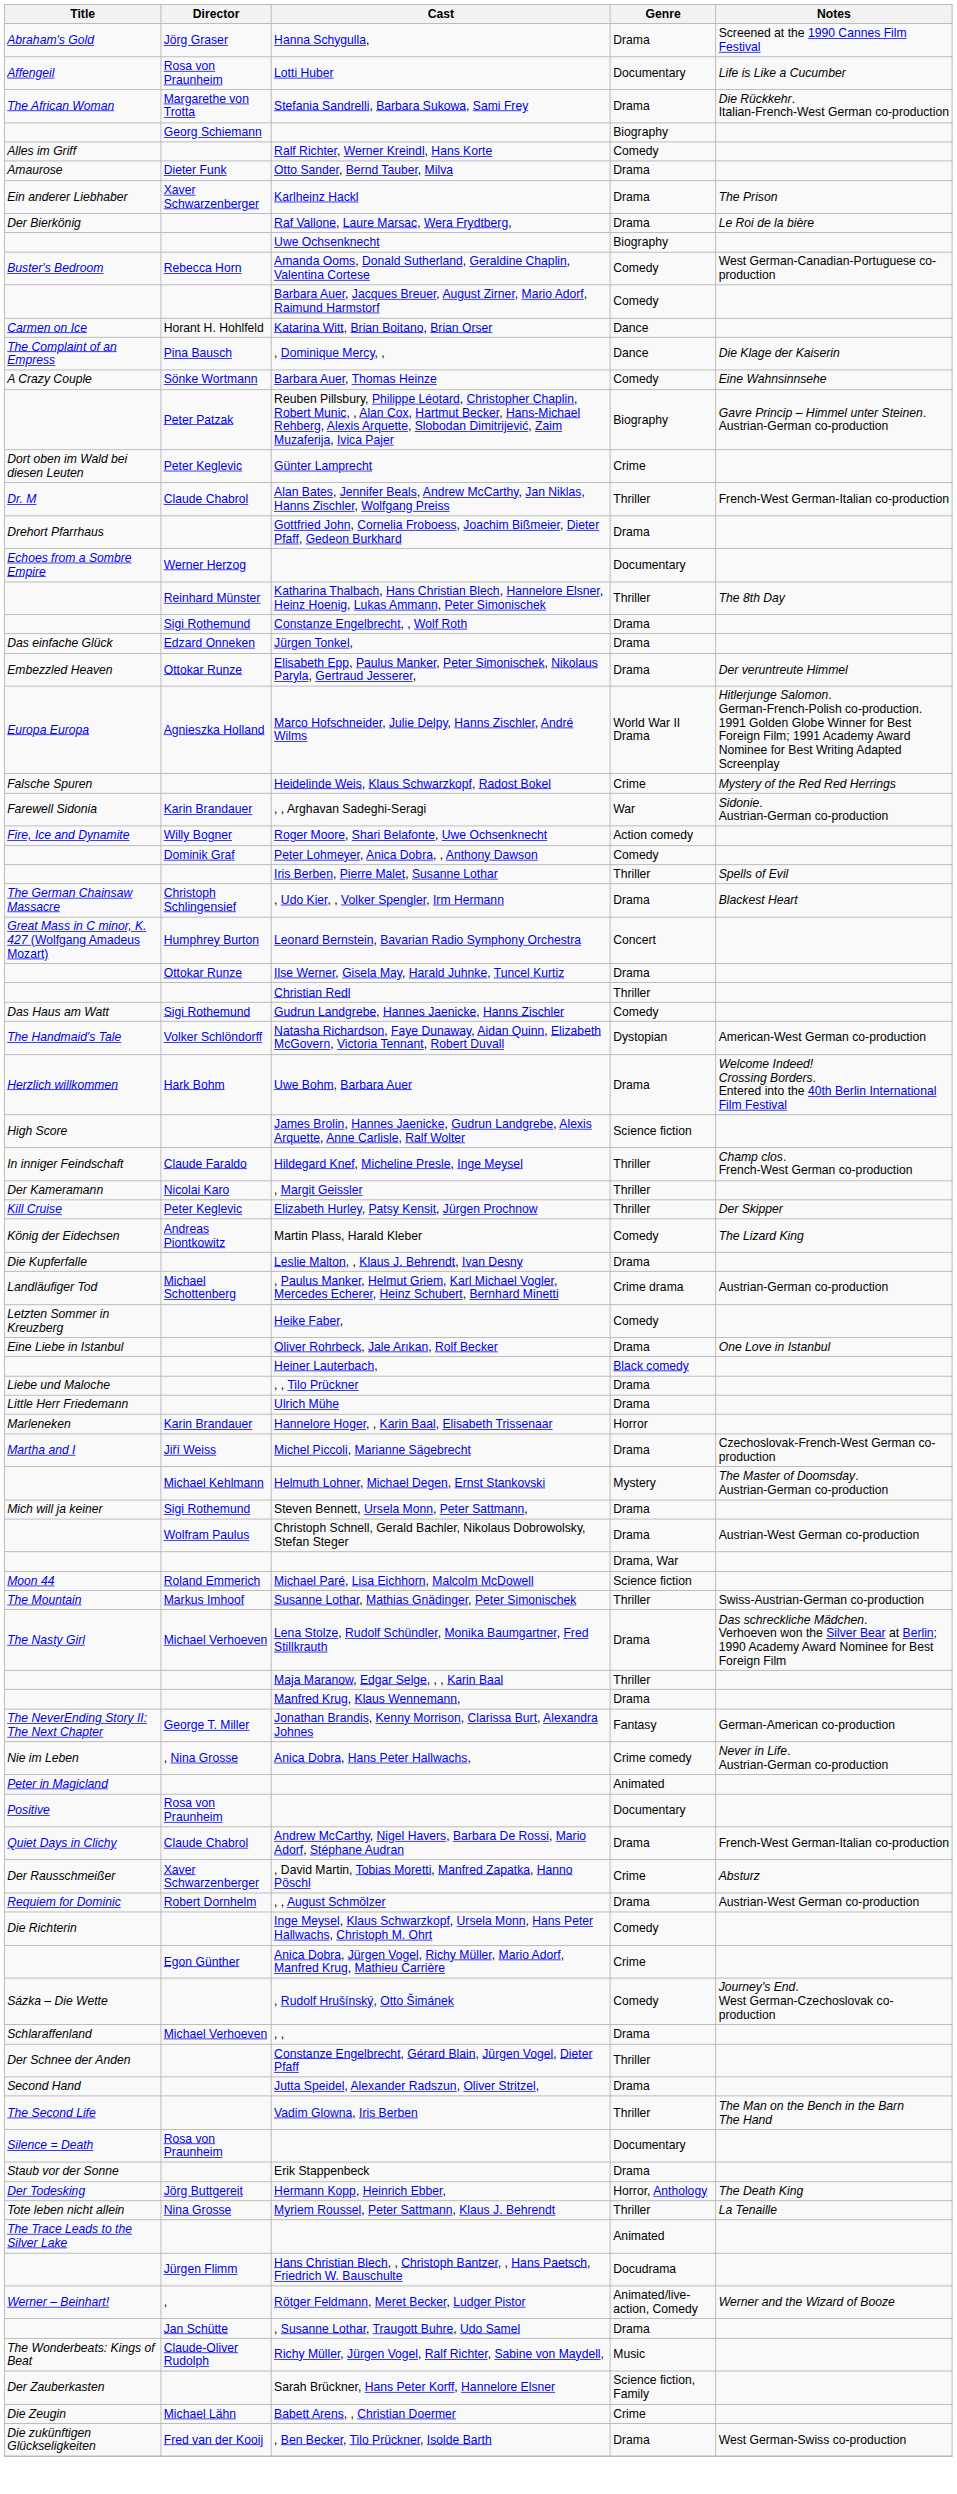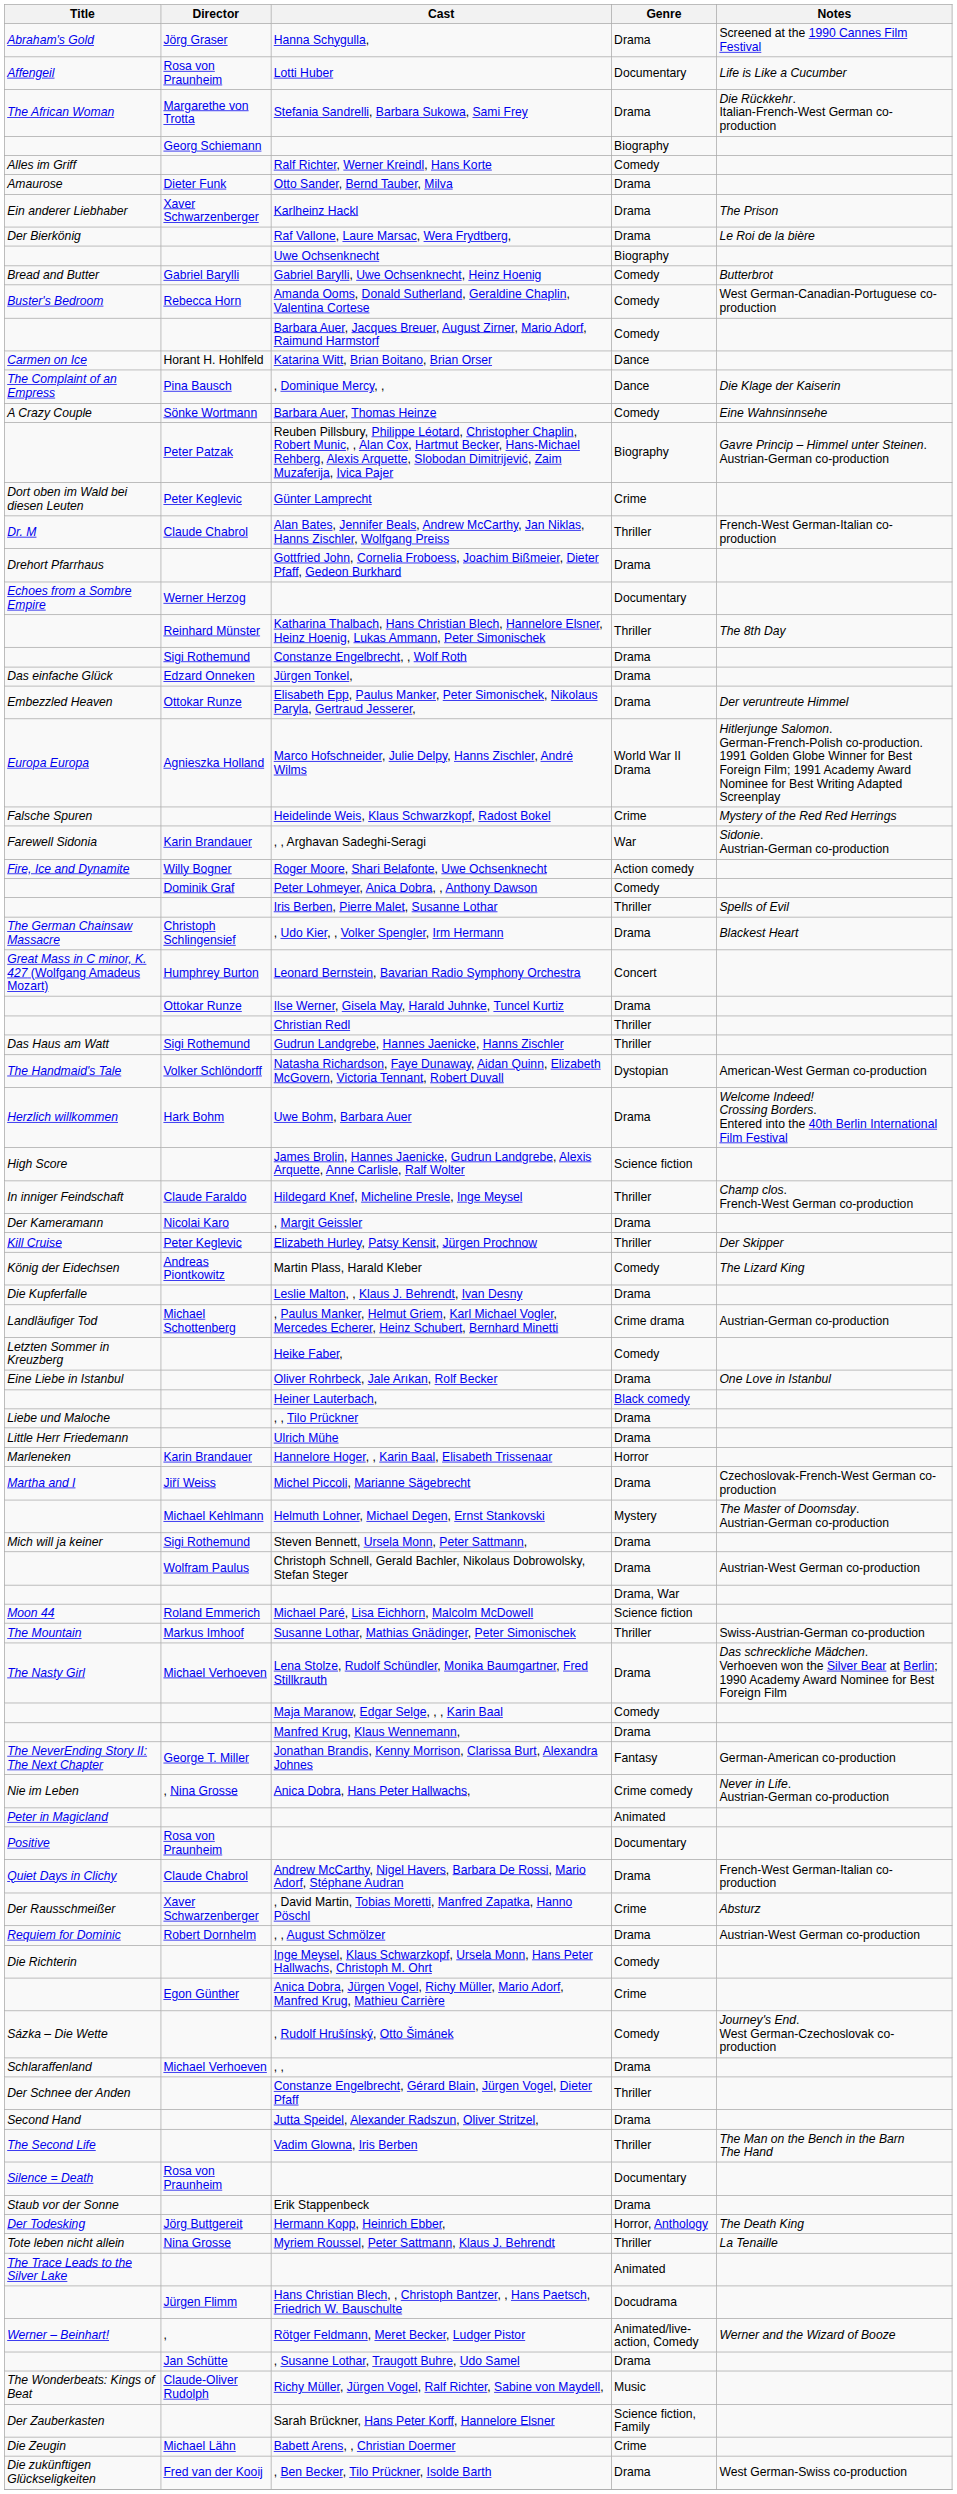+ row: (53, 275)
(636, 1011) Comedy -> (633, 1044) Thriller
(632, 1190) Thriller -> (632, 1223) Drama
(632, 1679) Thriller -> (637, 1712) Comedy
